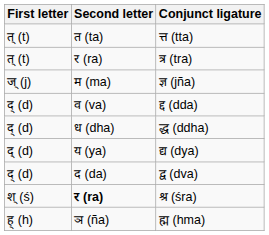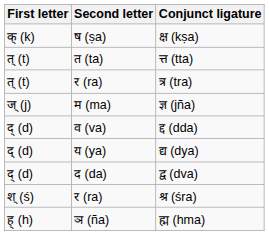+ row: (179, 36)
- row: (184, 128)
(89, 196) bold -> (88, 196) normal
